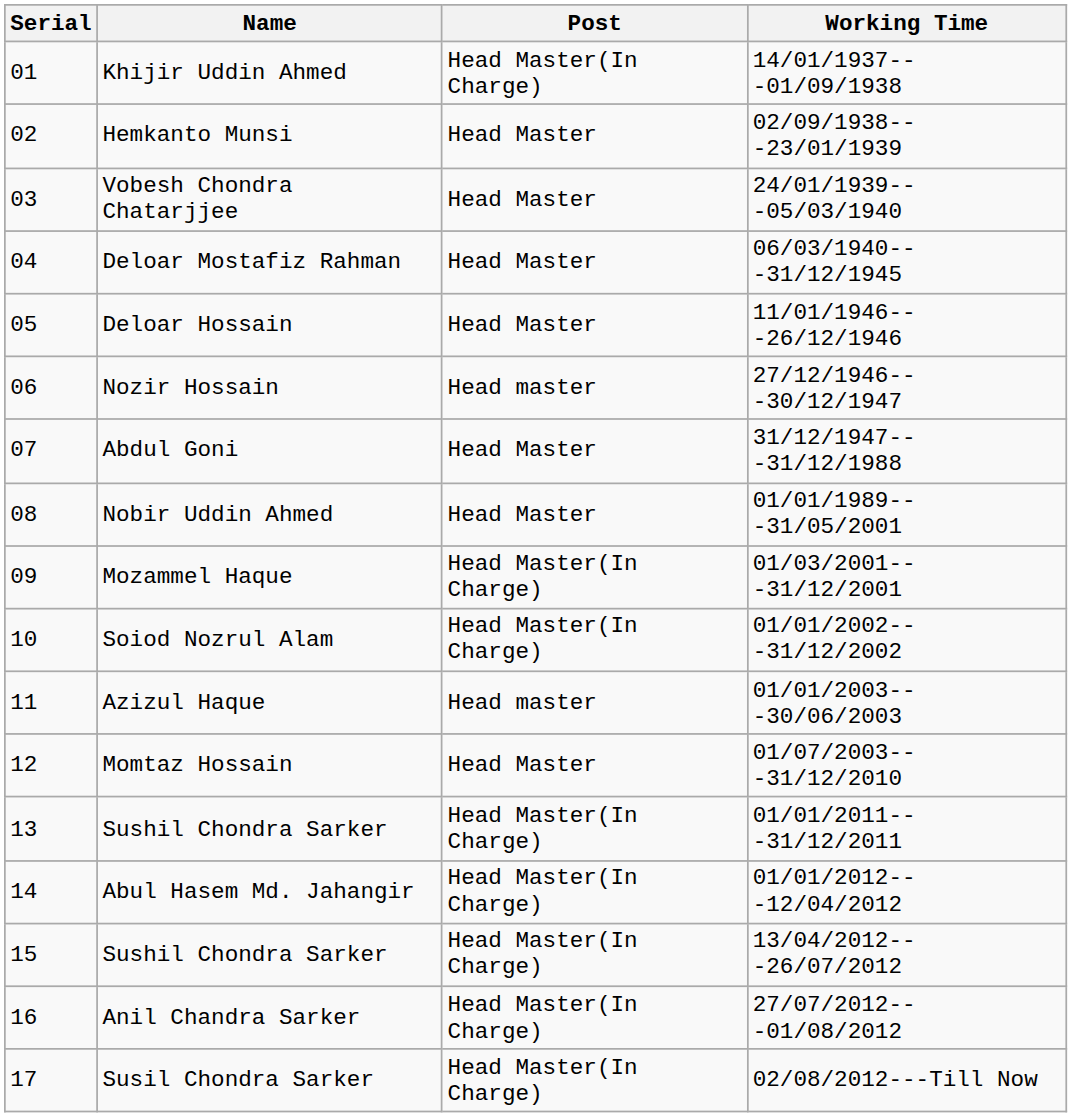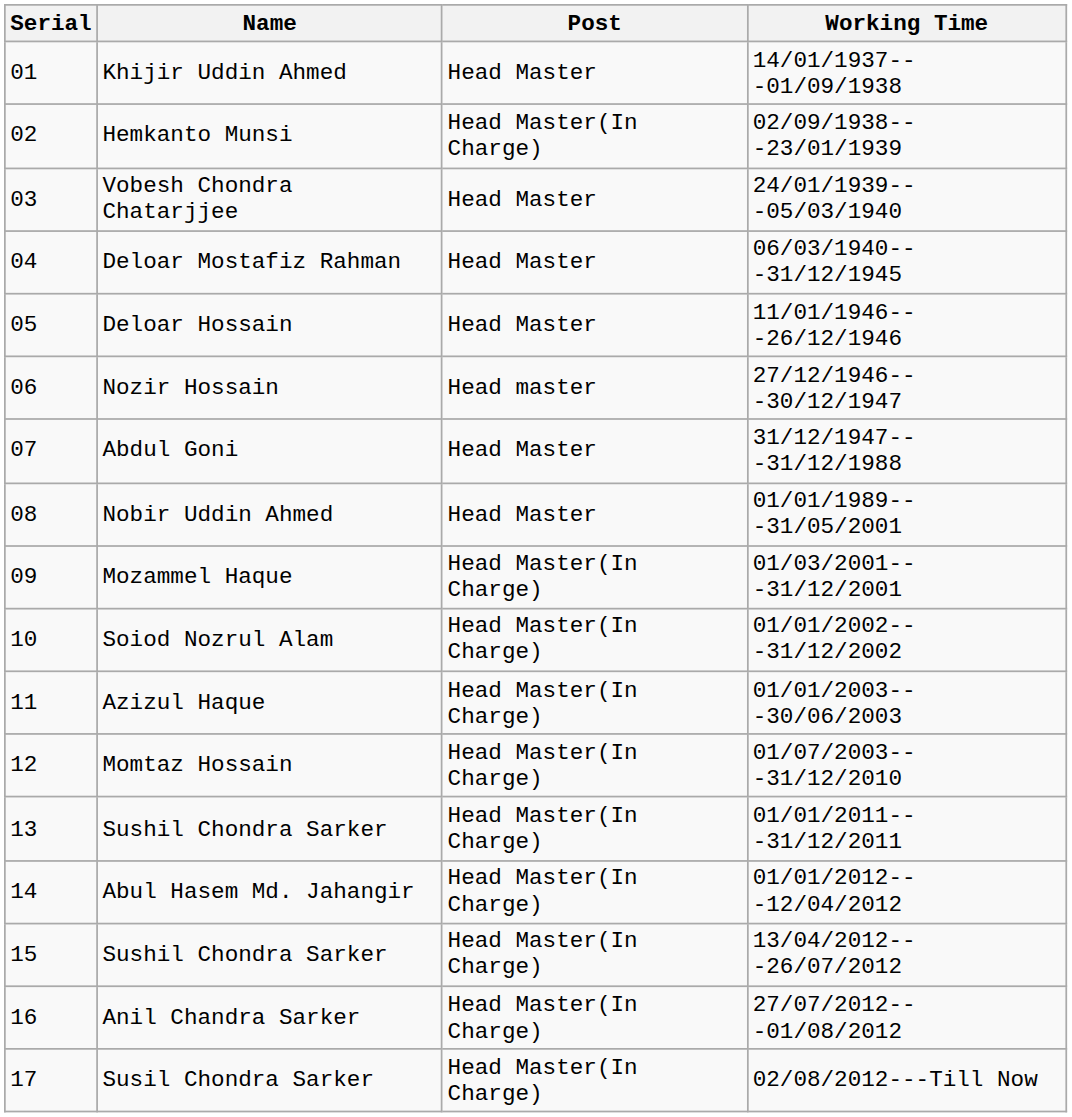(543, 73) Head Master(In Charge) -> (522, 73) Head Master
(522, 136) Head Master -> (543, 136) Head Master(In Charge)
(522, 703) Head master -> (543, 703) Head Master(In Charge)
(522, 766) Head Master -> (543, 766) Head Master(In Charge)
